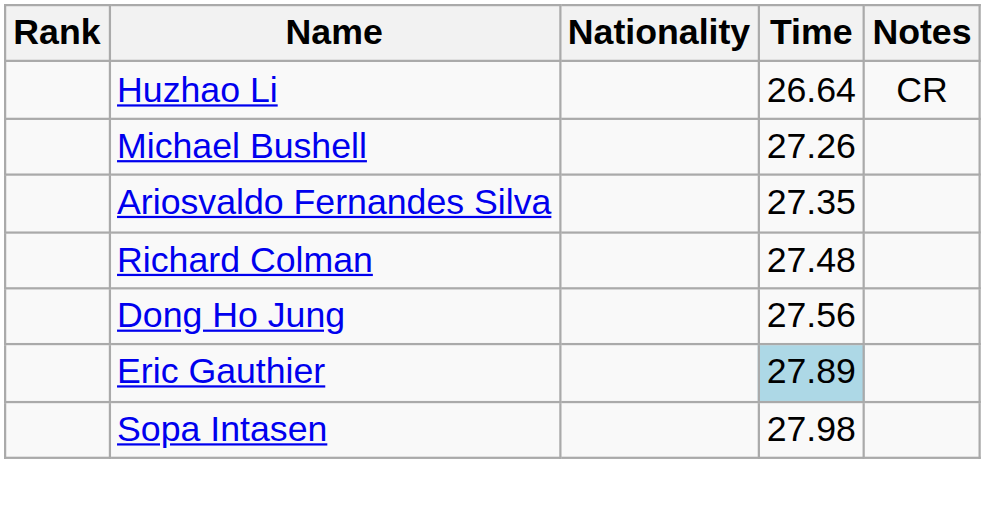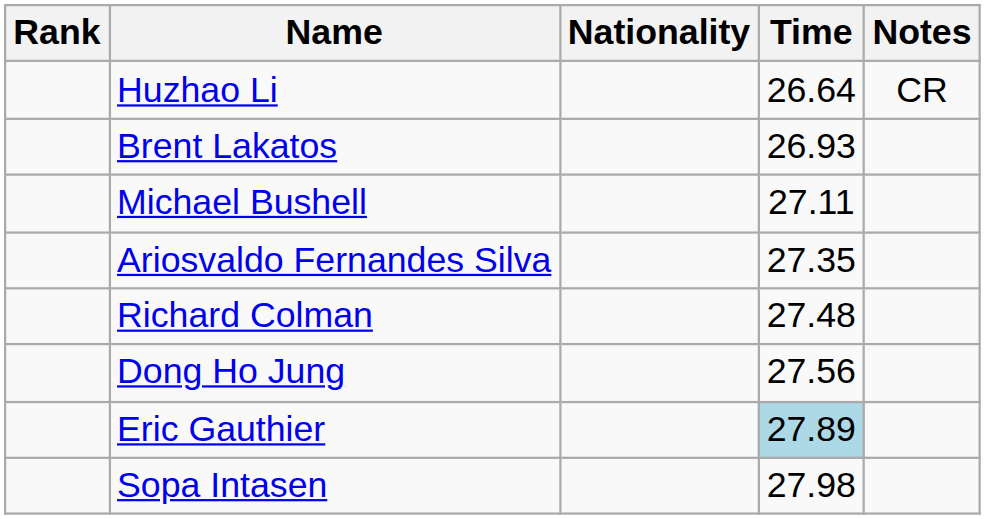+ row: (227, 145)
(811, 145) 27.26 -> (811, 202) 27.11
